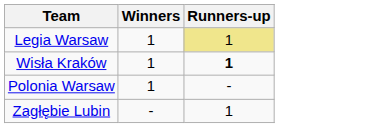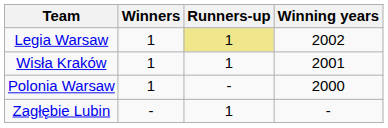+ column: (328, 16)
(229, 63) bold -> (229, 63) normal
